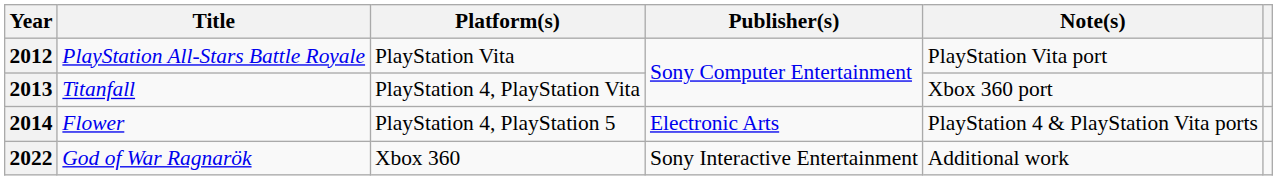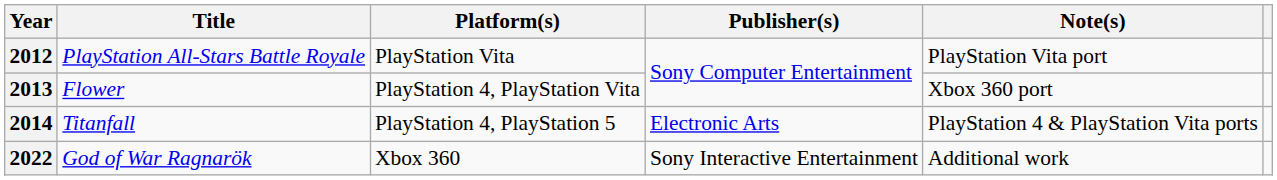(99, 89) Titanfall -> (93, 89) Flower
(93, 123) Flower -> (99, 123) Titanfall
